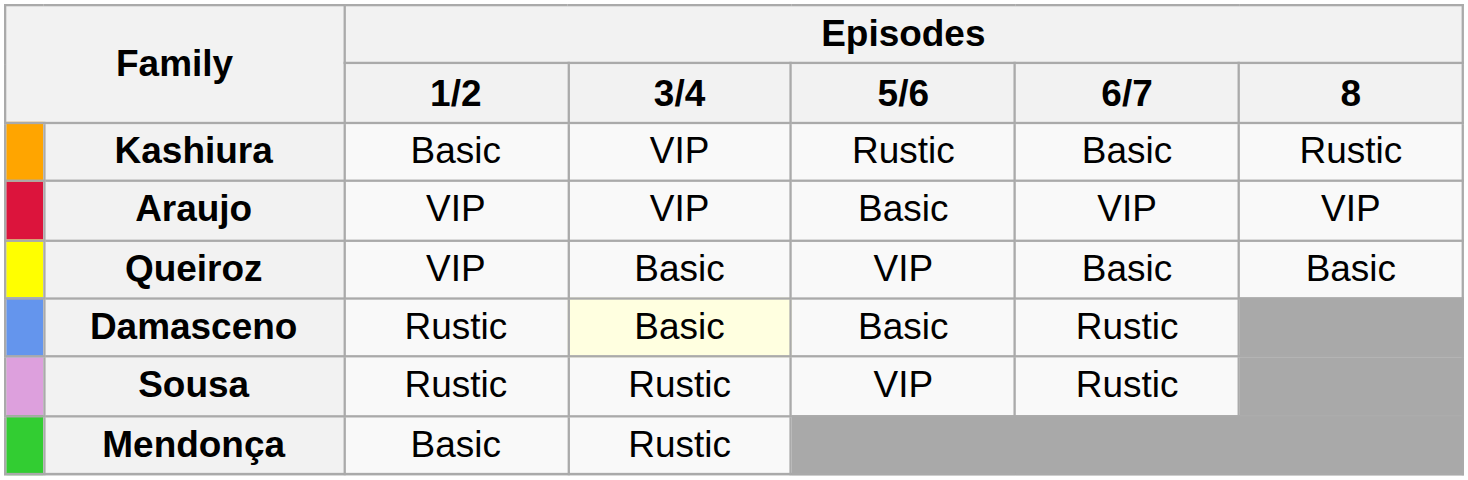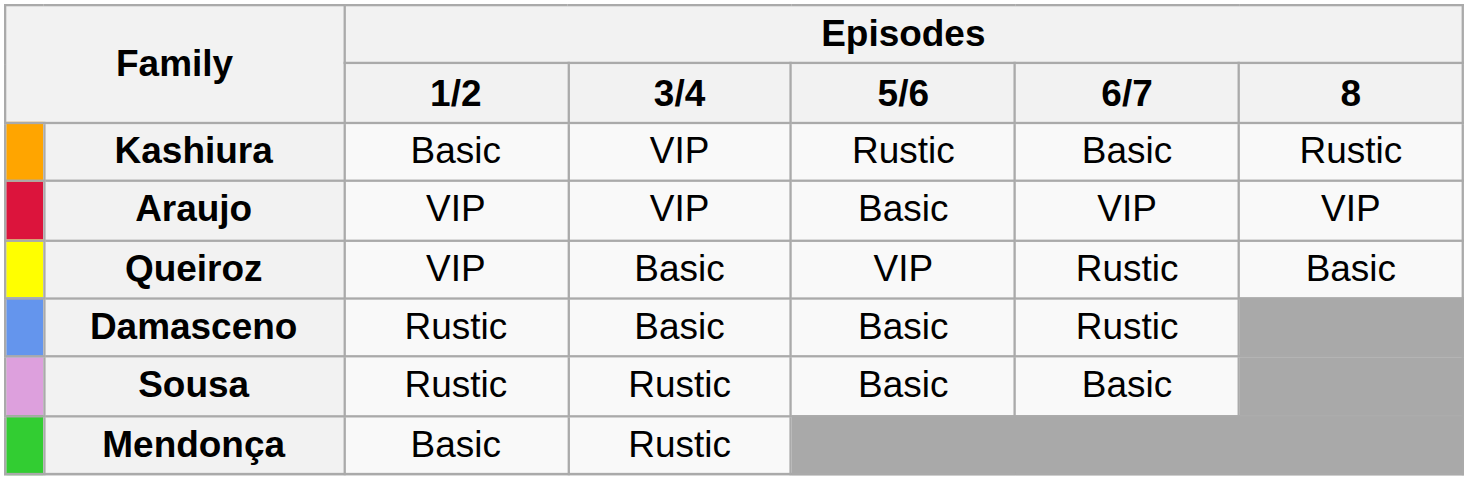(1127, 268) Basic -> (1127, 268) Rustic
(680, 326) lightyellow background -> (680, 326) no background
(903, 385) VIP -> (903, 385) Basic
(1127, 385) Rustic -> (1127, 385) Basic
